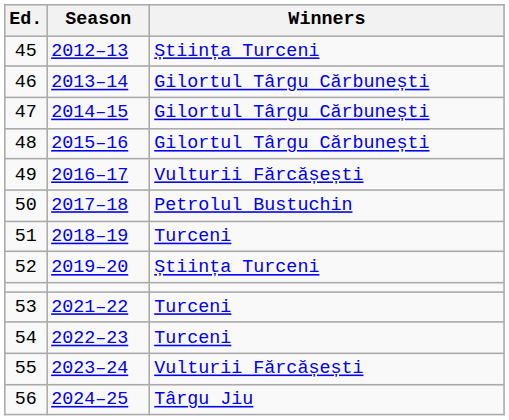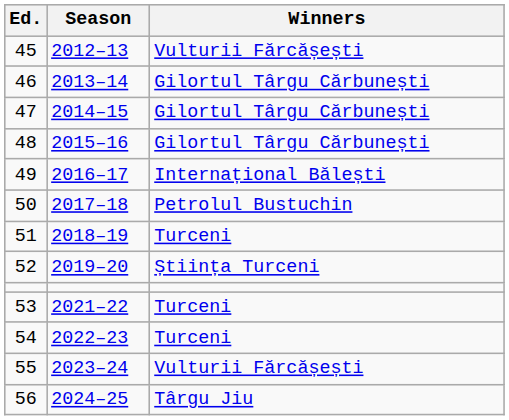(237, 51) Știința Turceni -> (259, 51) Vulturii Fărcășești
(259, 174) Vulturii Fărcășești -> (270, 174) Internațional Bălești
